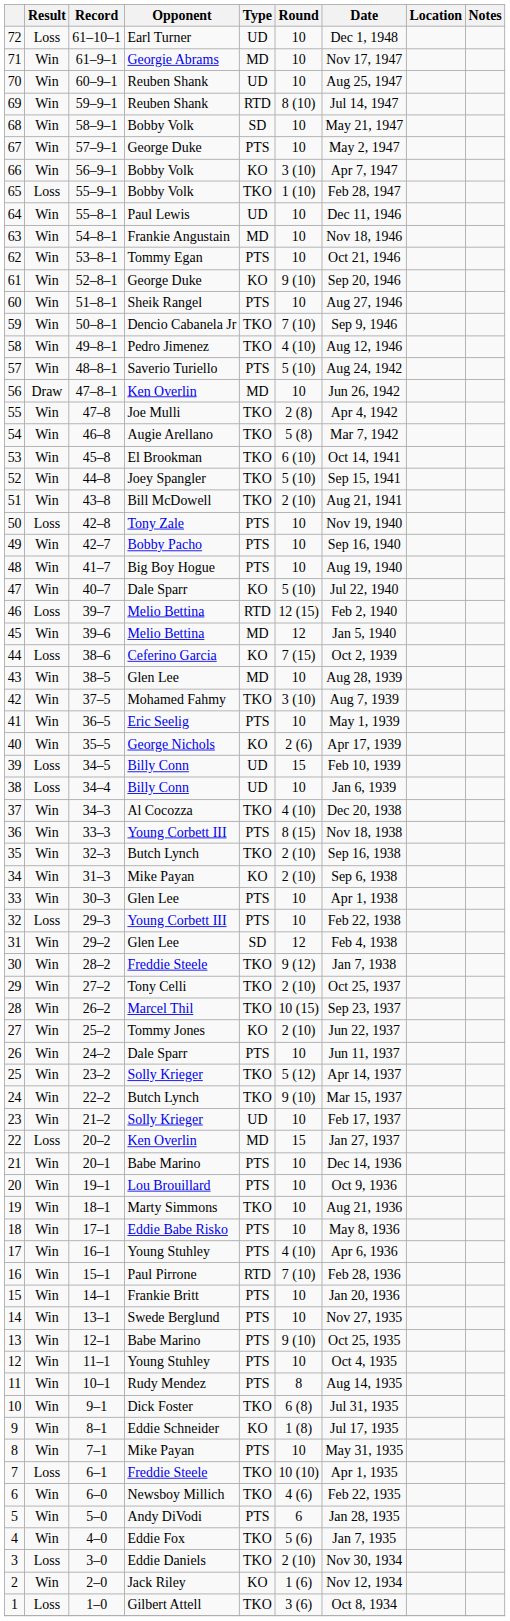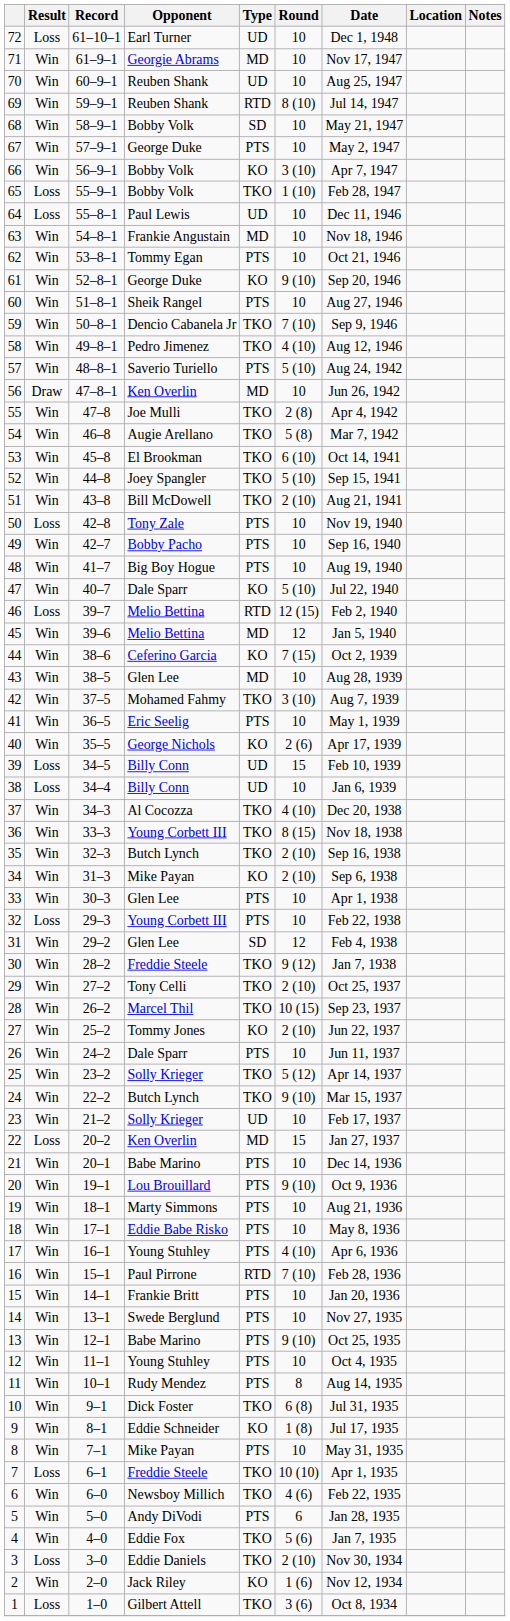(47, 214) Win -> (47, 214) Loss
(47, 655) Loss -> (47, 655) Win
(257, 832) PTS -> (257, 832) TKO
(299, 1185) 10 -> (299, 1185) 9 (10)
(257, 1207) TKO -> (257, 1207) PTS
